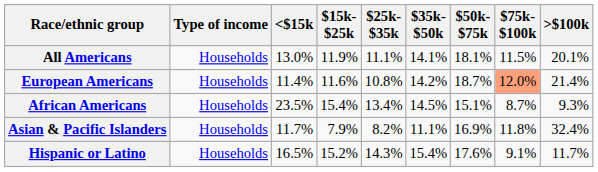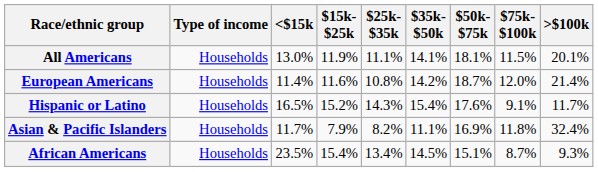(518, 81) lightsalmon background -> (518, 81) no background
rows swapped: (87, 105) <-> (87, 153)
